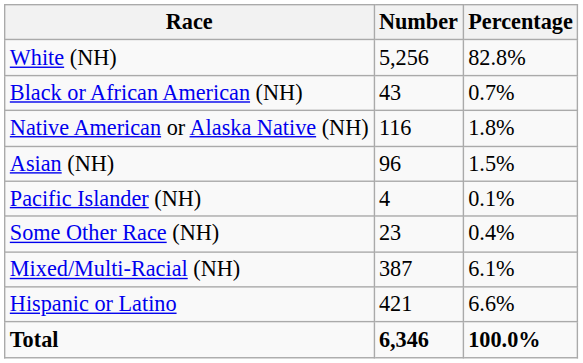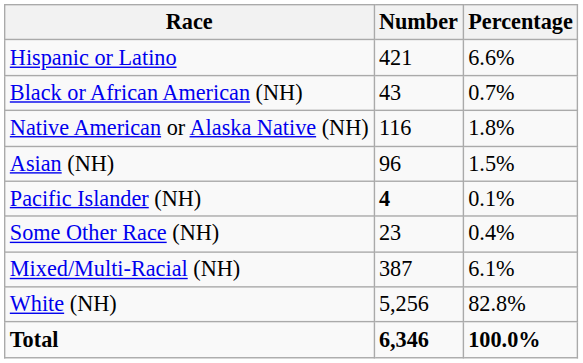rows swapped: (63, 57) <-> (93, 304)
(384, 198) normal -> (384, 198) bold
